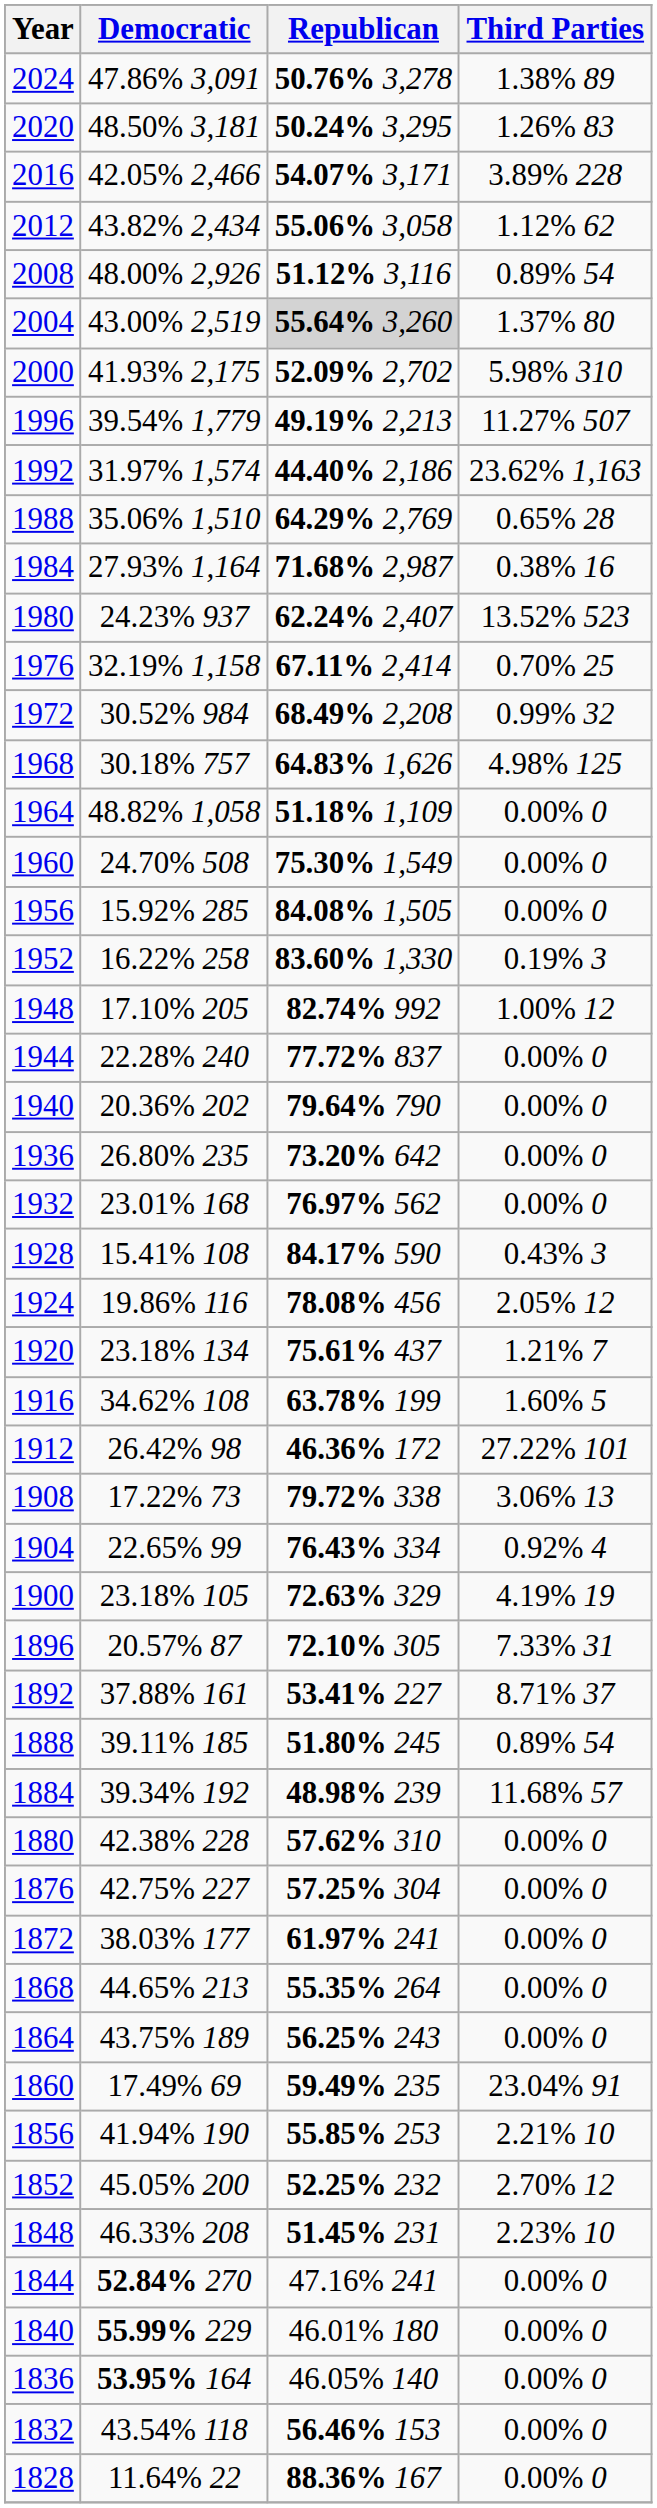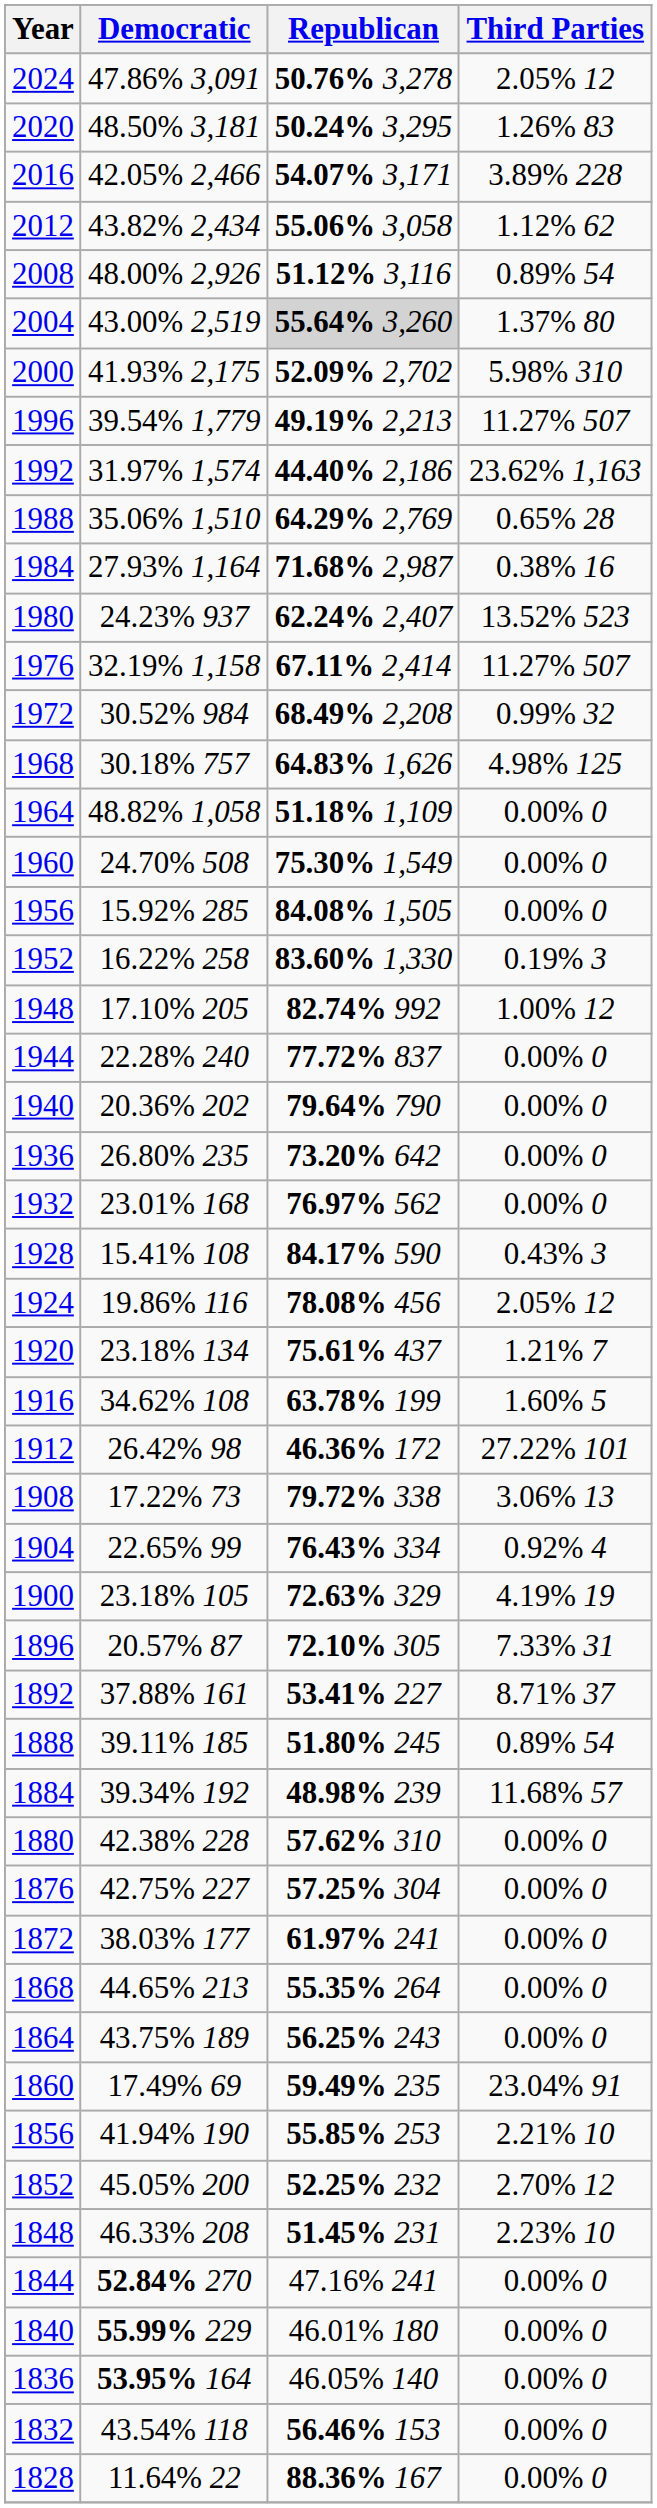(555, 77) 1.38% 89 -> (555, 77) 2.05% 12
(555, 665) 0.70% 25 -> (555, 665) 11.27% 507
